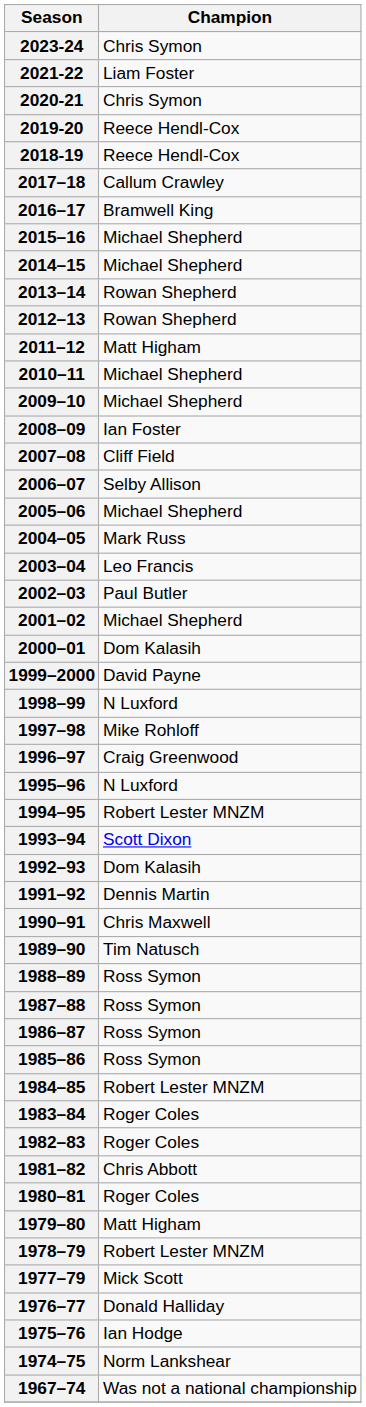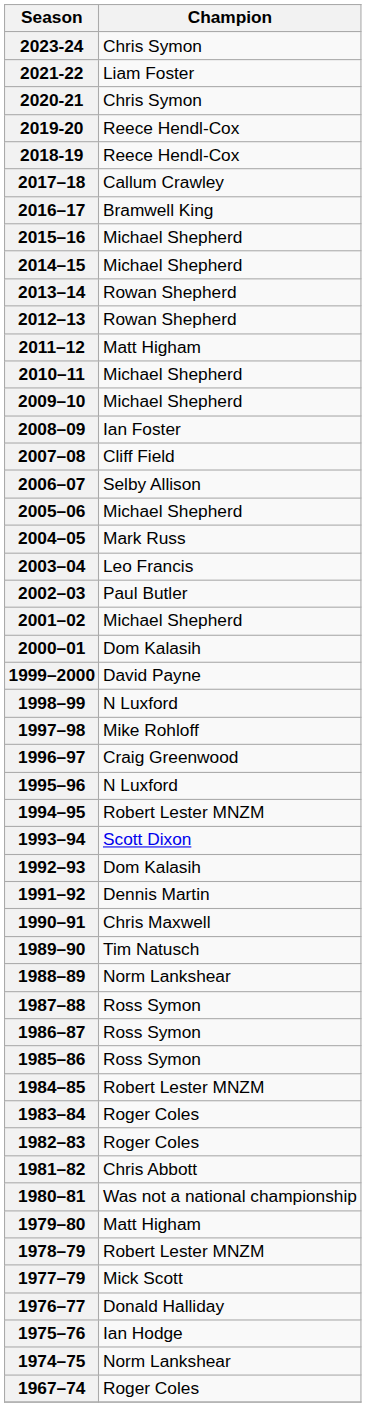(152, 977) Ross Symon -> (167, 977) Norm Lankshear
(151, 1196) Roger Coles -> (230, 1196) Was not a national championship
(230, 1388) Was not a national championship -> (151, 1388) Roger Coles
